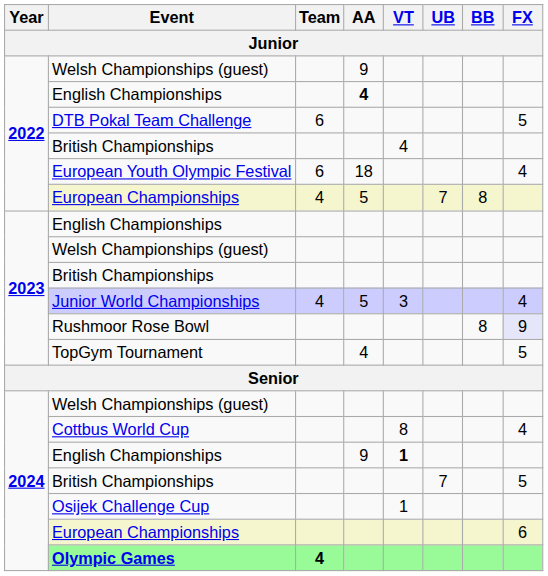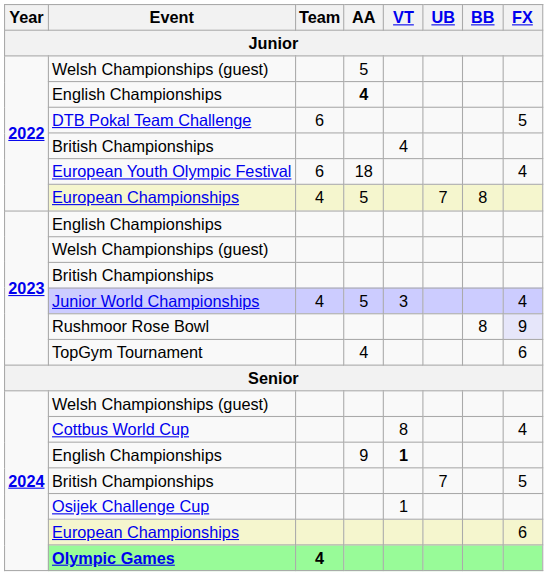(364, 69) 9 -> (364, 69) 5
(522, 352) 5 -> (522, 352) 6
